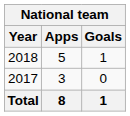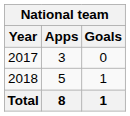rows swapped: (23, 79) <-> (23, 57)
